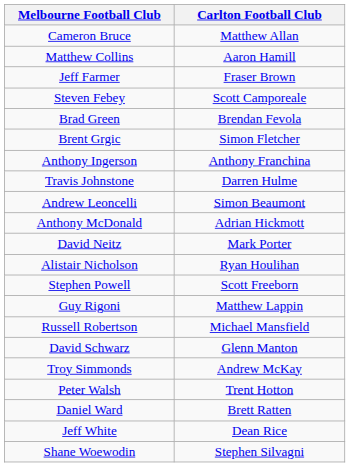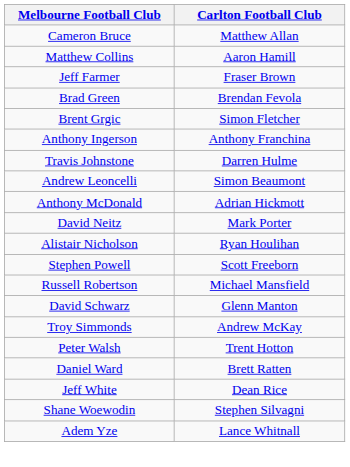- row: (89, 98)
- row: (89, 306)
+ row: (89, 431)
